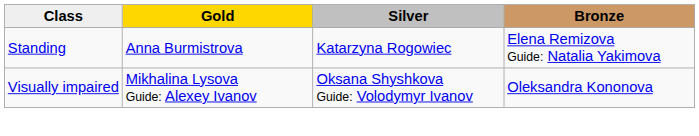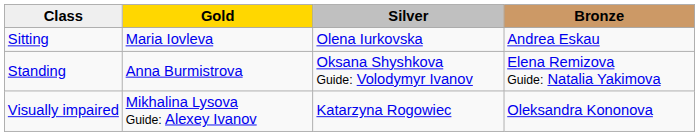+ row: (28, 39)
(384, 47) Katarzyna Rogowiec -> (395, 71) Oksana Shyshkova Guide: Volodymyr Ivanov
(395, 87) Oksana Shyshkova Guide: Volodymyr Ivanov -> (384, 111) Katarzyna Rogowiec
